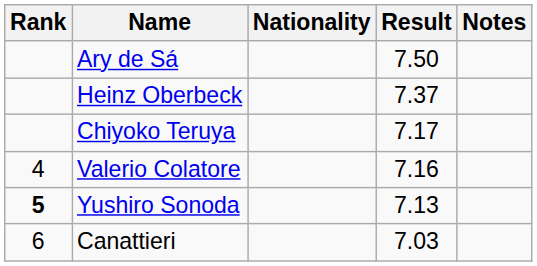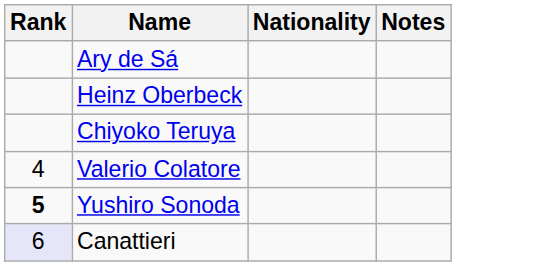- column: (416, 22)
(38, 242) no background -> (38, 242) lavender background
